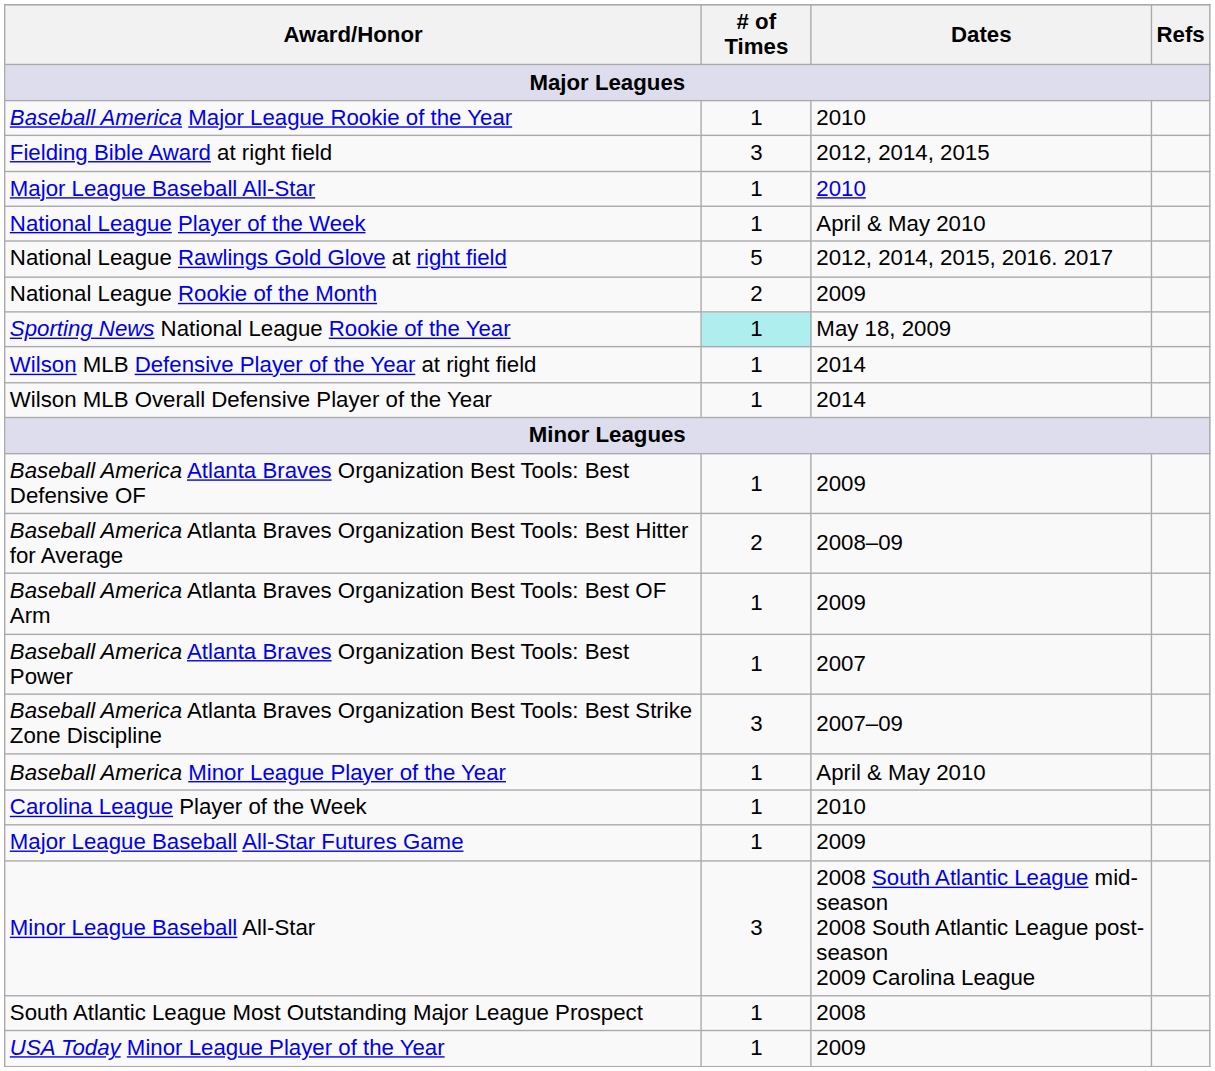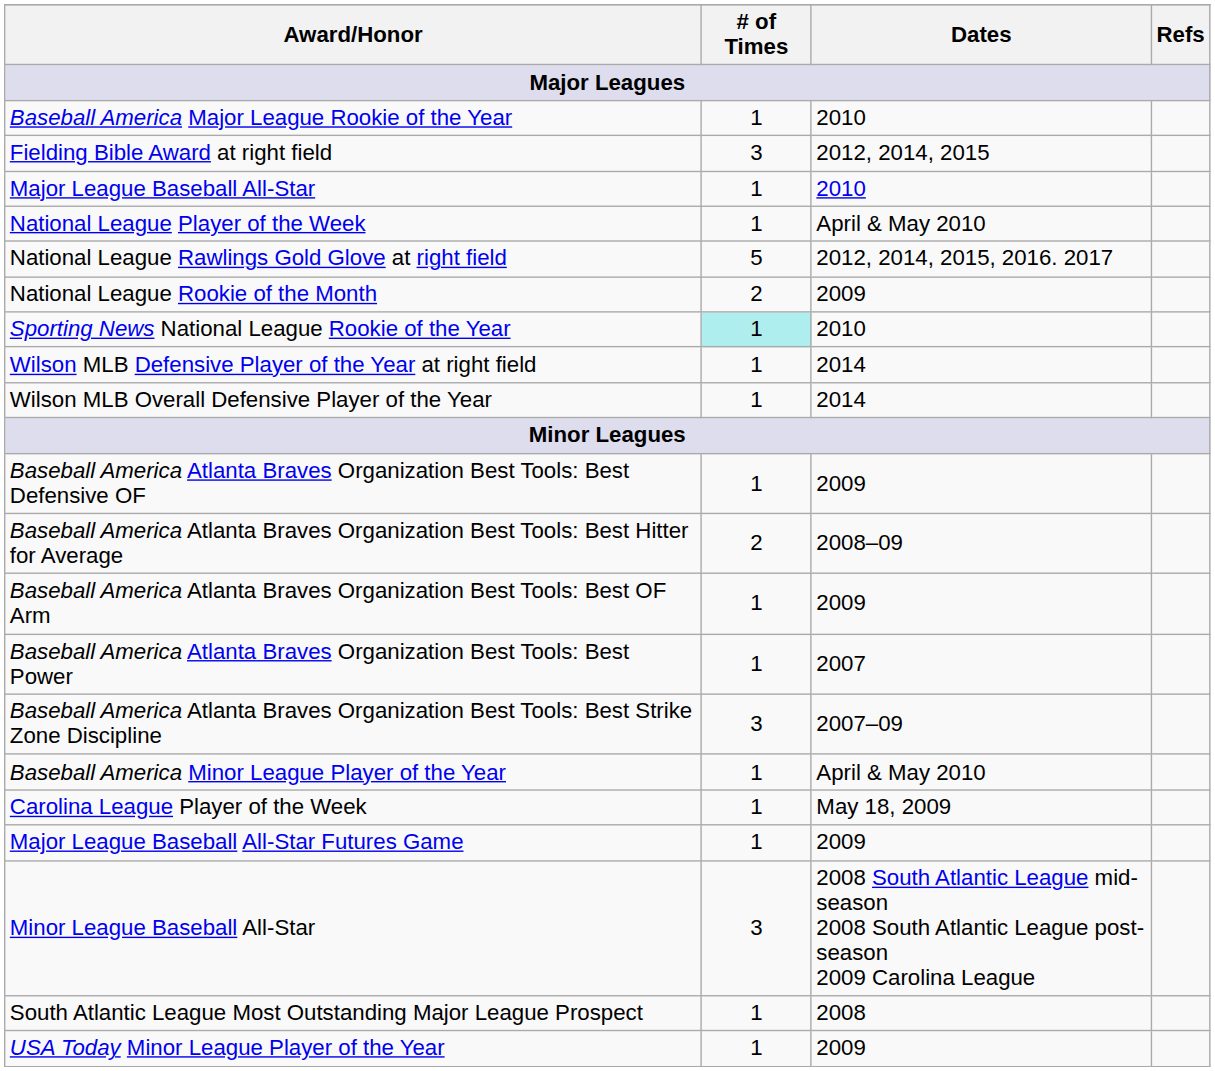(884, 329) May 18, 2009 -> (841, 329) 2010
(841, 807) 2010 -> (884, 807) May 18, 2009
